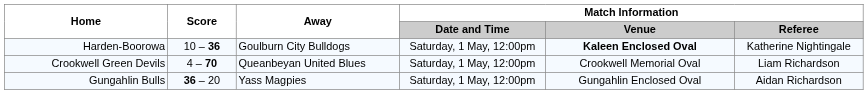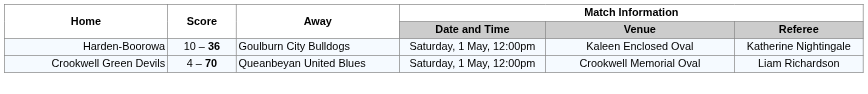(640, 46) bold -> (640, 46) normal
- row: (127, 80)
